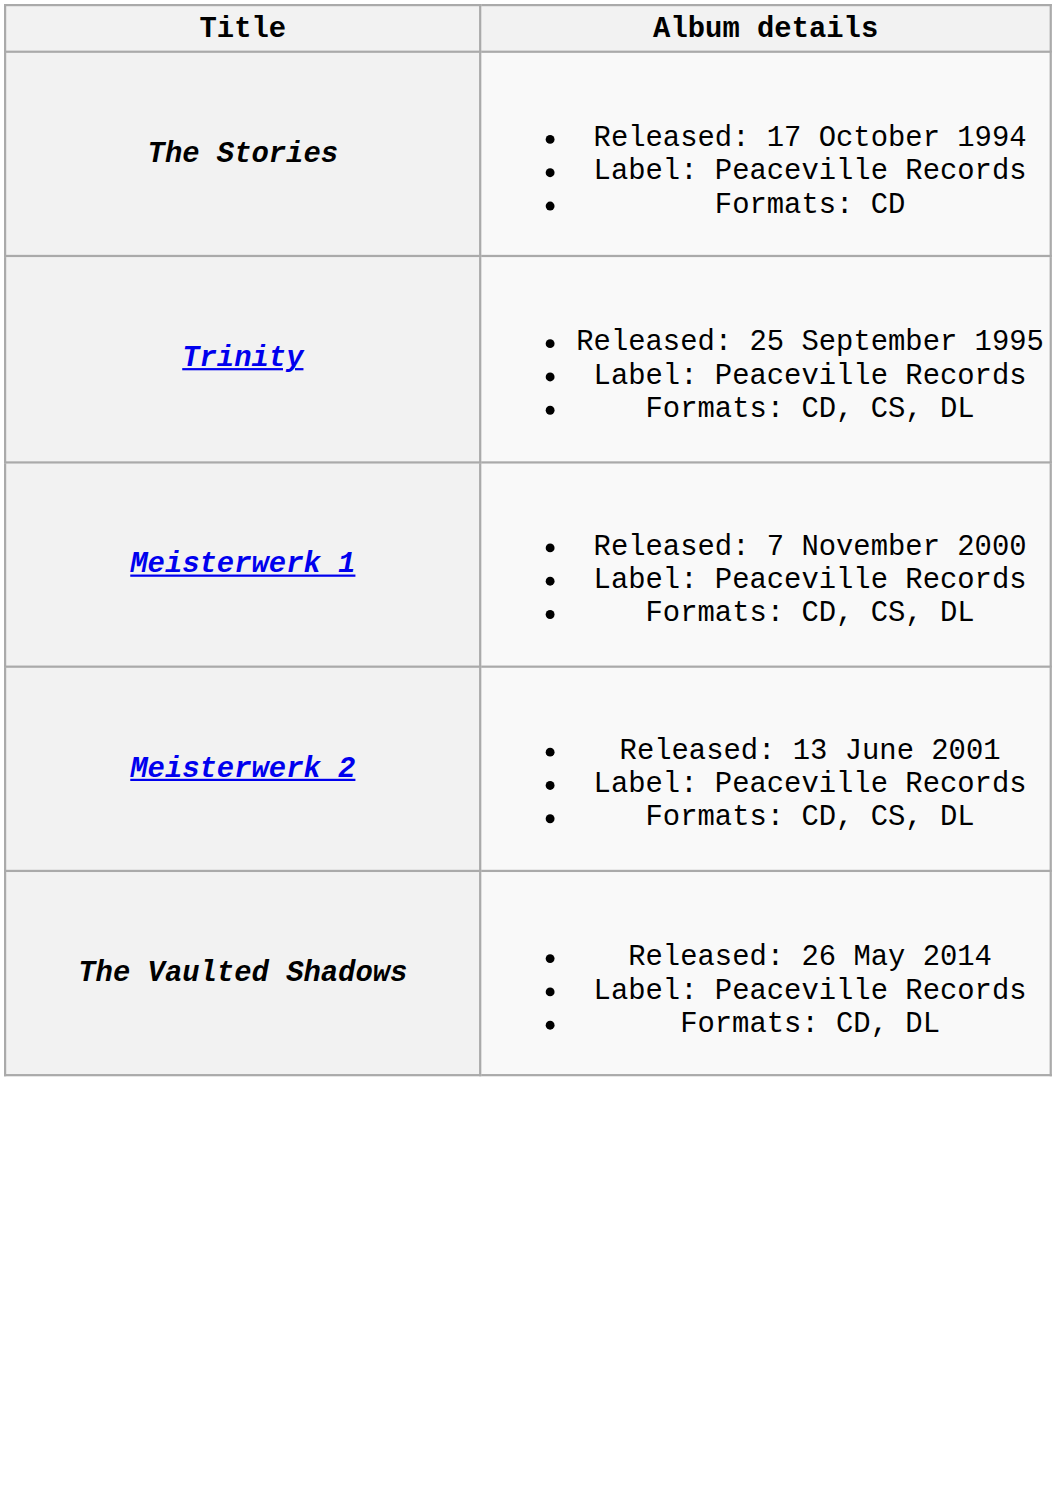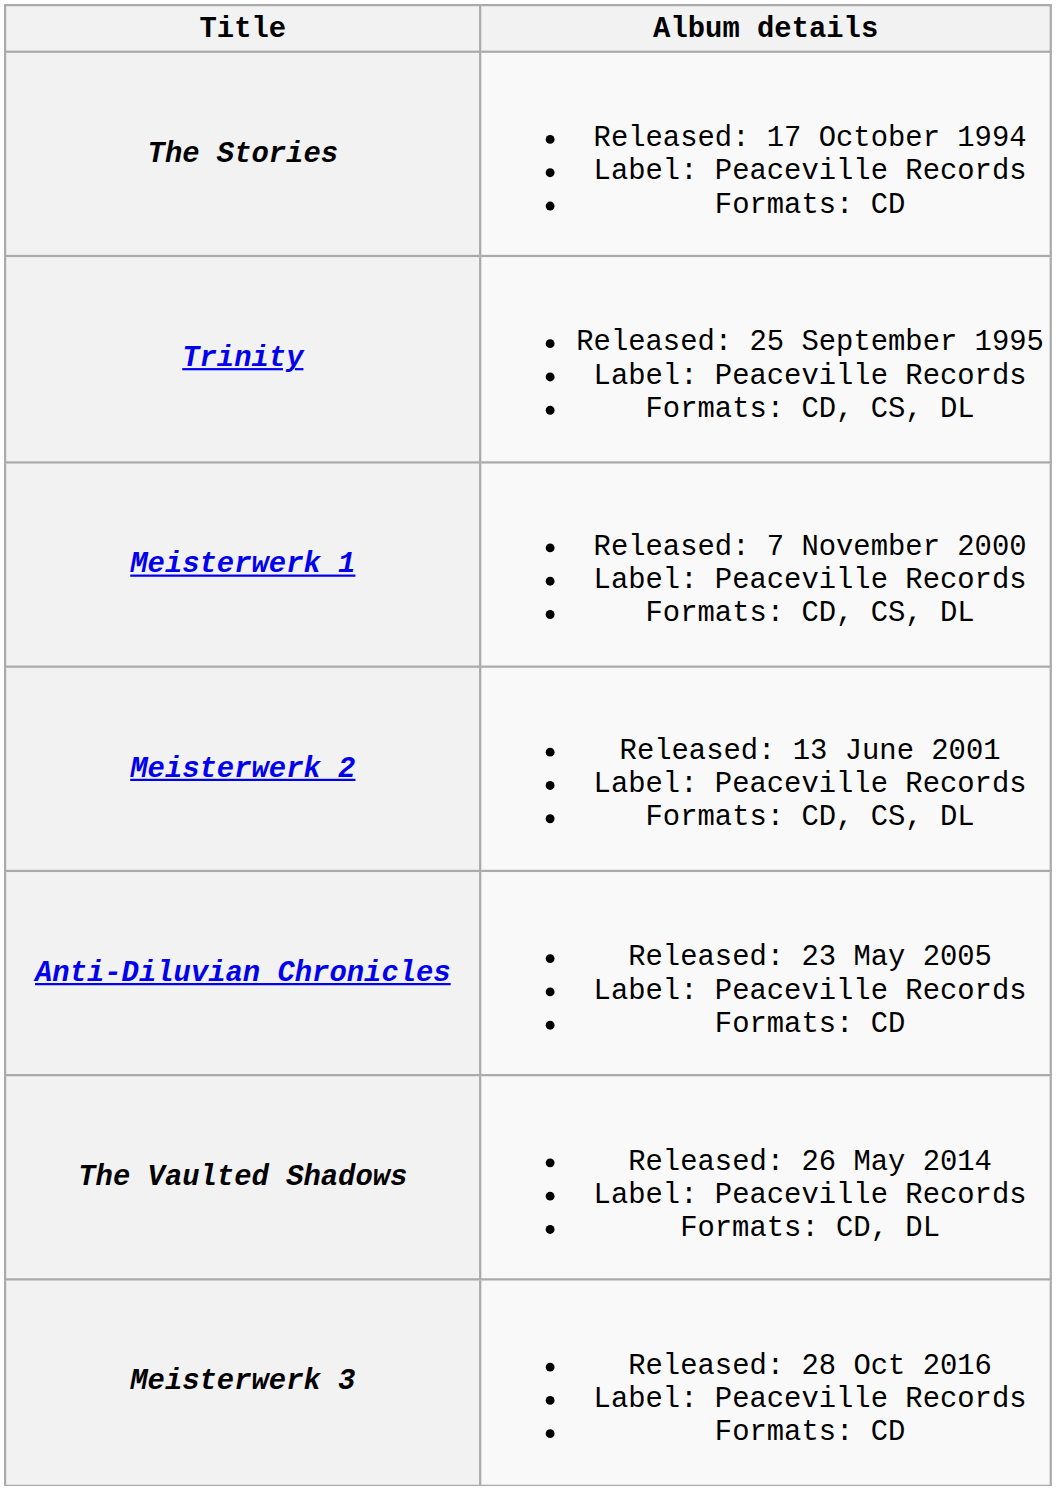+ row: (243, 973)
+ row: (243, 1382)
